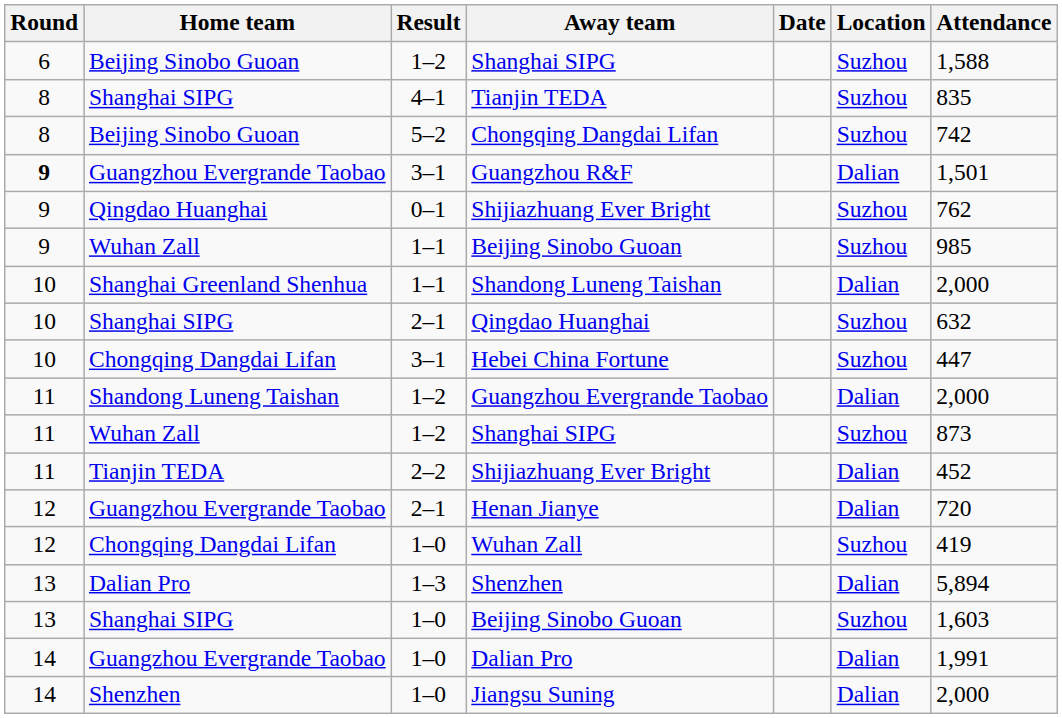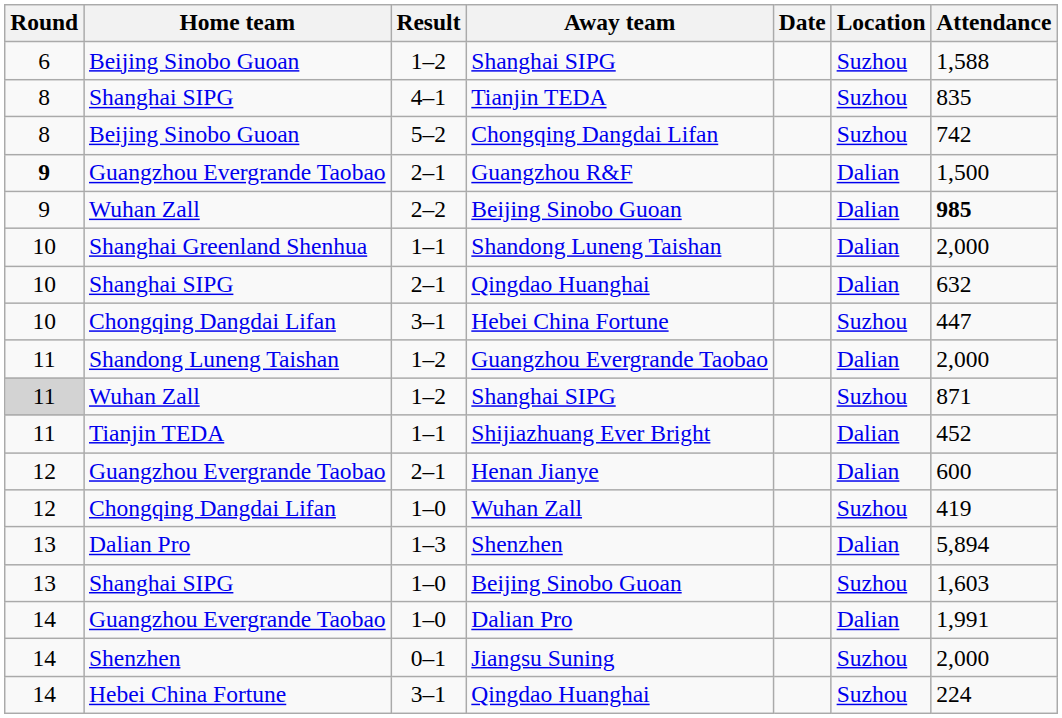(428, 172) 3–1 -> (428, 172) 2–1
(963, 172) 1,501 -> (963, 172) 1,500
- row: (178, 209)
(428, 246) 1–1 -> (428, 209) 2–2
(872, 246) Suzhou -> (868, 209) Dalian
(954, 246) normal -> (954, 209) bold
(872, 321) Suzhou -> (868, 284) Dalian
(44, 433) no background -> (44, 396) lightgrey background
(954, 433) 873 -> (954, 396) 871
(428, 470) 2–2 -> (428, 433) 1–1
(954, 508) 720 -> (954, 470) 600
(428, 694) 1–0 -> (428, 657) 0–1
(868, 694) Dalian -> (872, 657) Suzhou
+ row: (188, 694)
